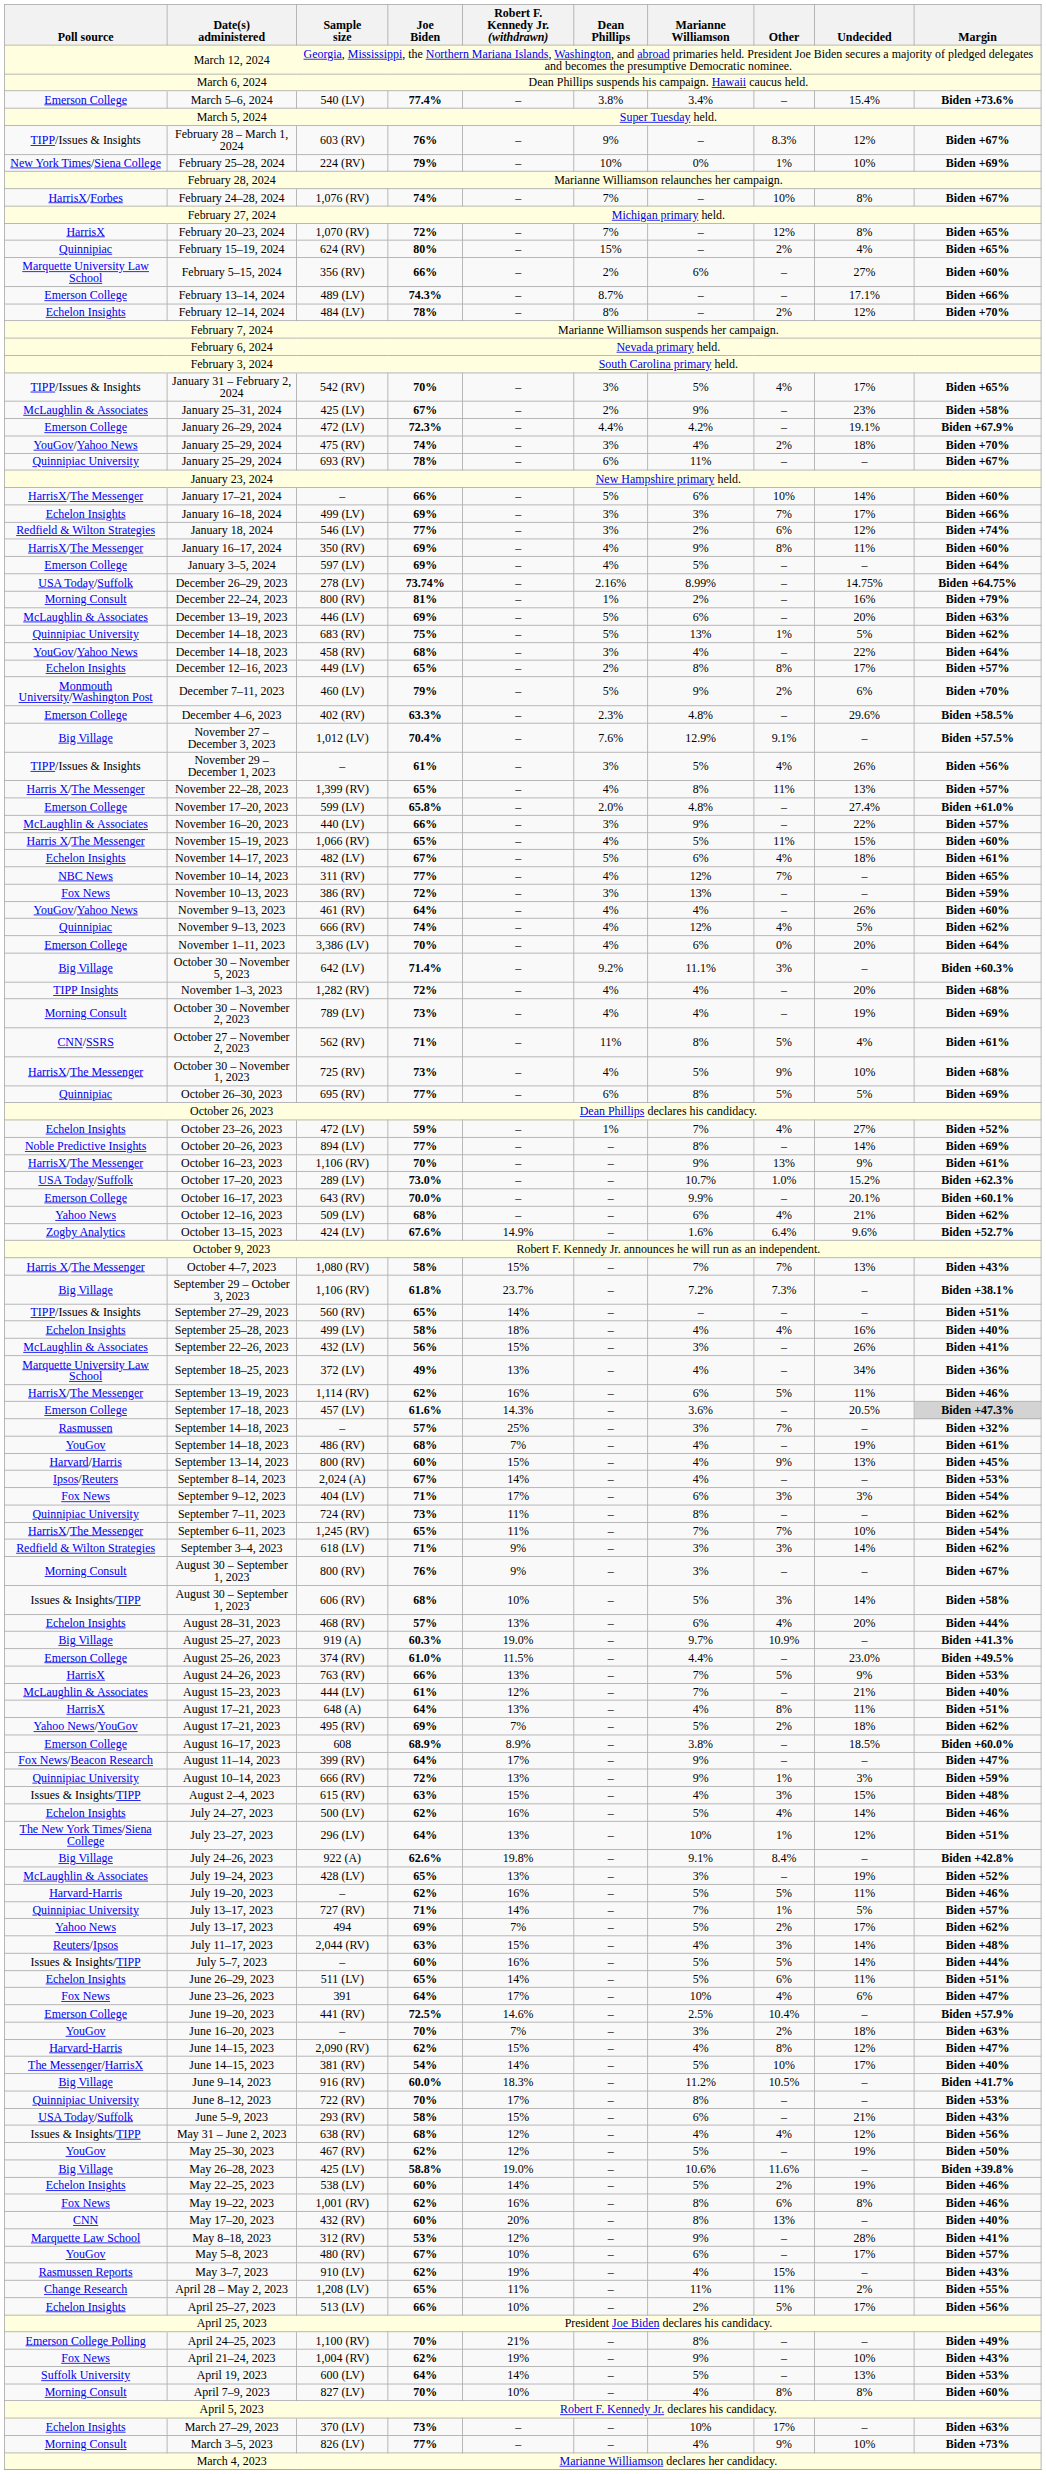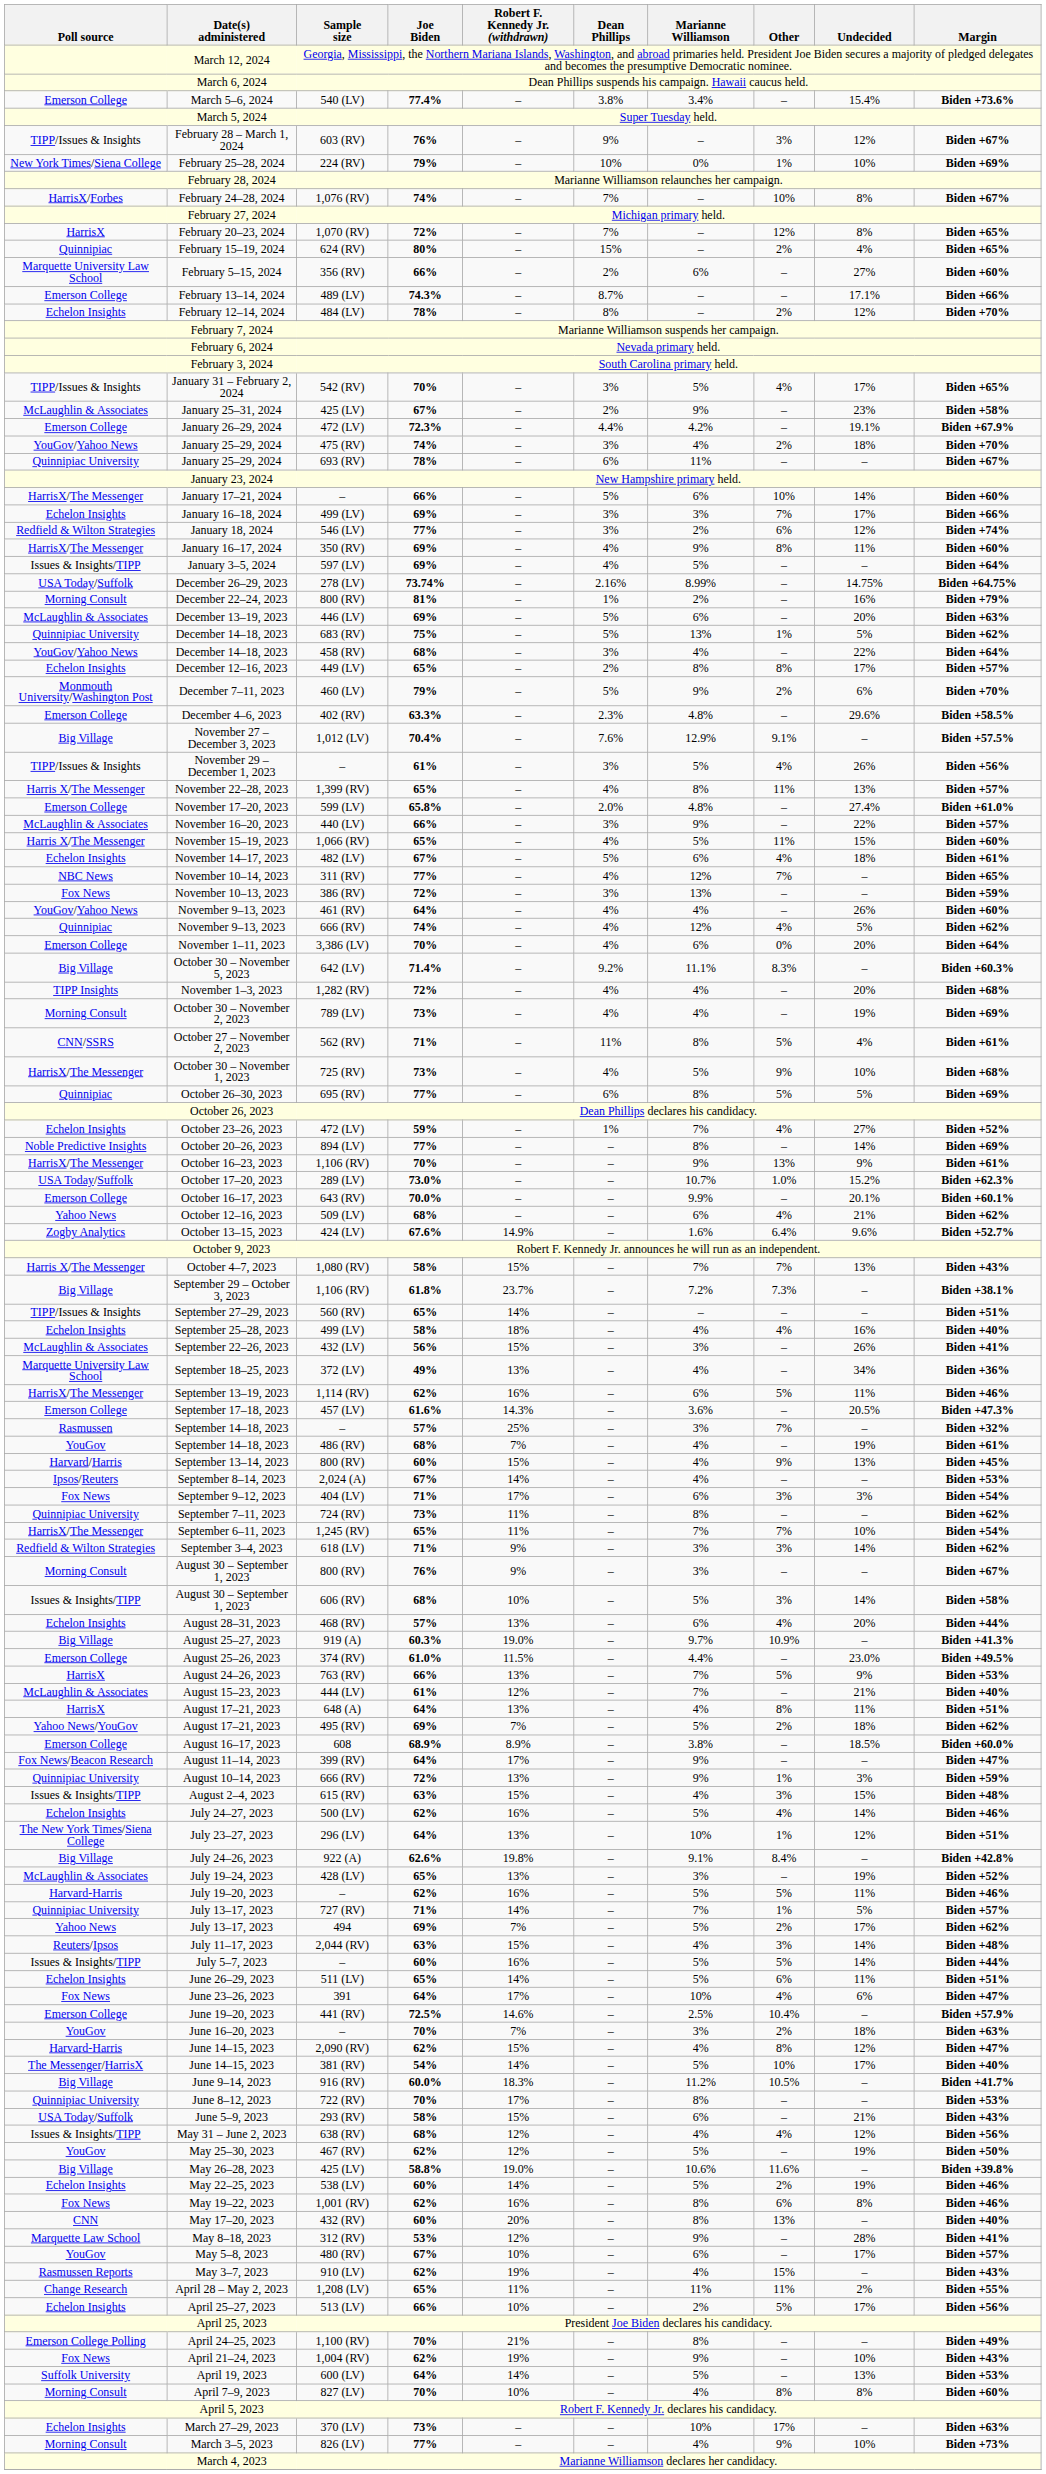(784, 140) 8.3% -> (784, 140) 3%
(86, 565) Emerson College -> (86, 565) Issues & Insights/TIPP
(784, 968) 3% -> (784, 968) 8.3%
(978, 1411) lightgrey background -> (978, 1411) no background
